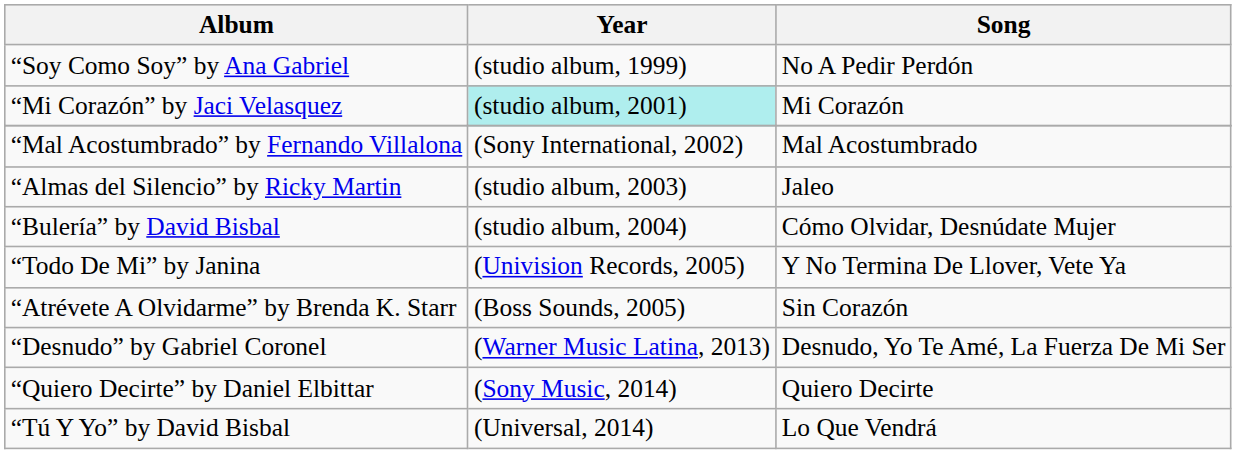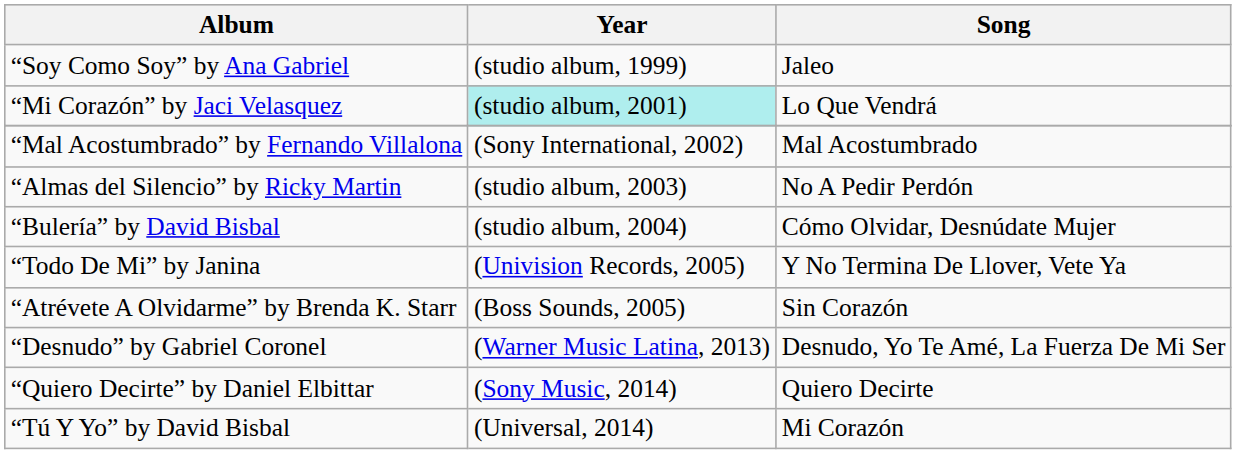(878, 65) No A Pedir Perdón -> (808, 65) Jaleo
(843, 105) Mi Corazón -> (859, 105) Lo Que Vendrá
(808, 186) Jaleo -> (878, 186) No A Pedir Perdón
(859, 428) Lo Que Vendrá -> (843, 428) Mi Corazón
